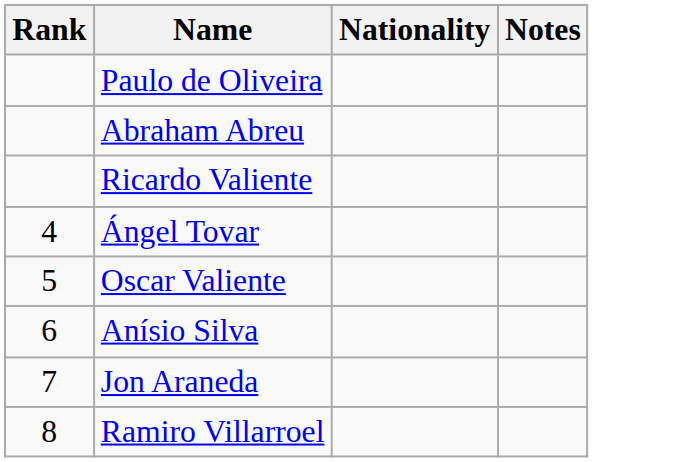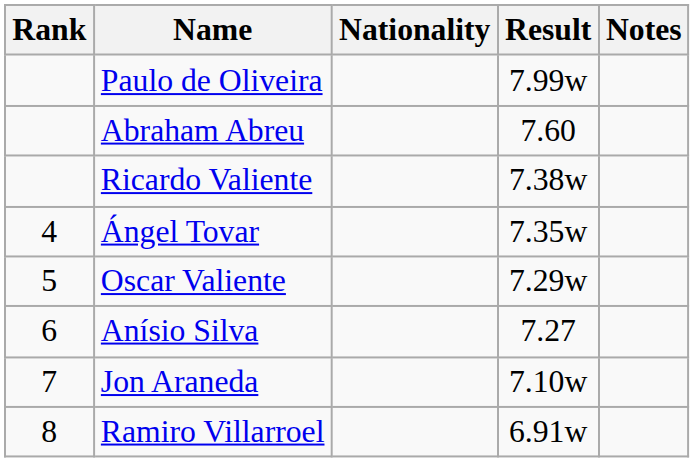+ column: (548, 29)
